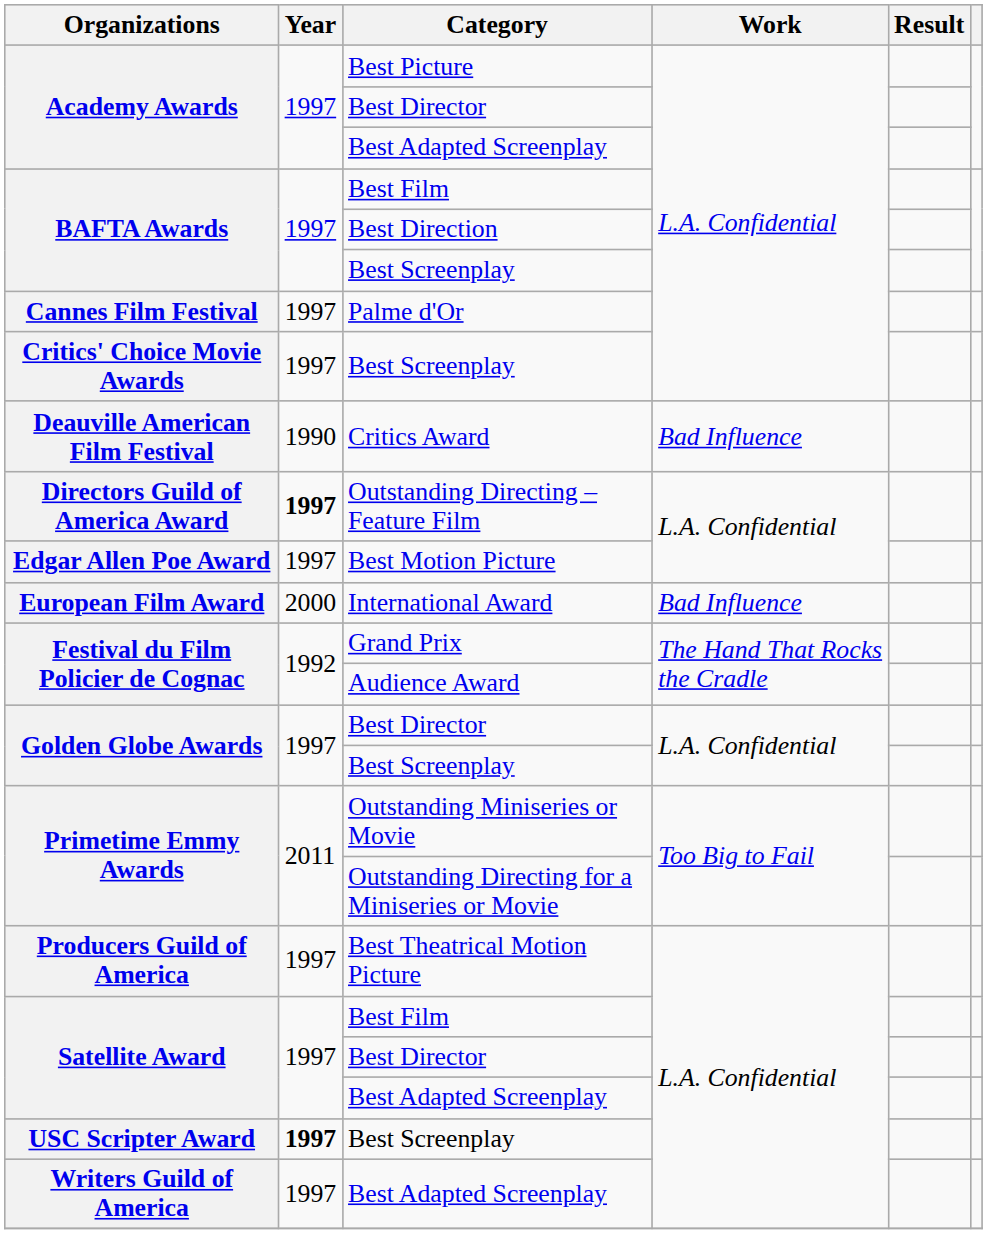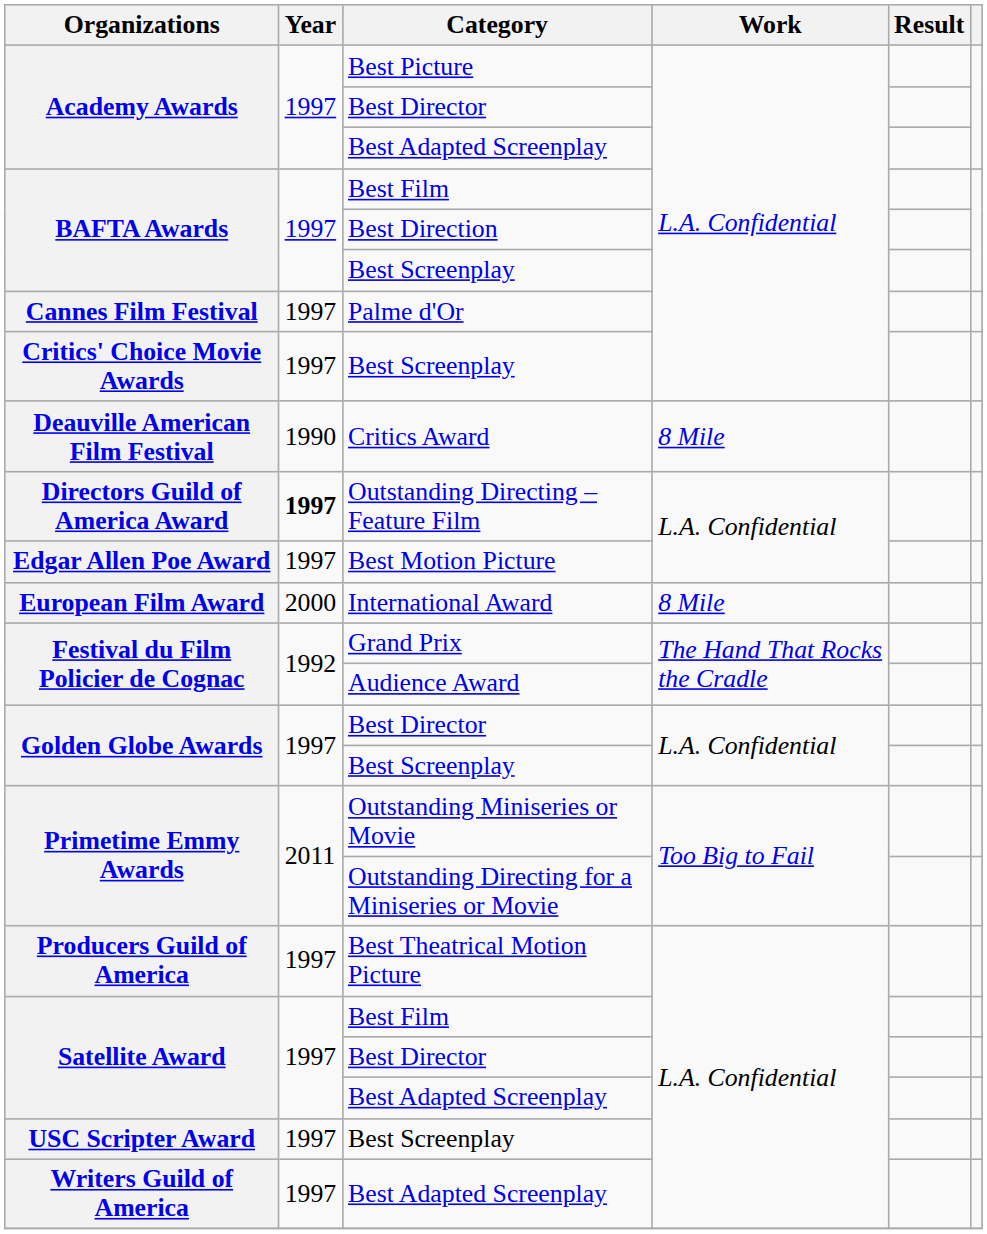(730, 436) Bad Influence -> (691, 436) 8 Mile
(730, 602) Bad Influence -> (691, 602) 8 Mile
(310, 1138) bold -> (310, 1138) normal
